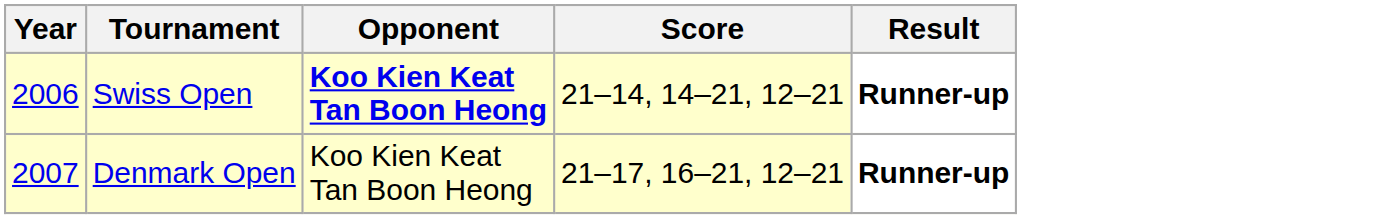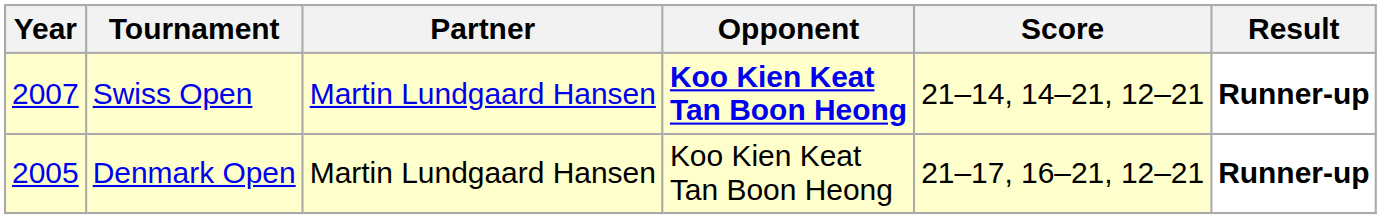+ column: (483, 29)
(45, 93) 2006 -> (45, 93) 2007
(45, 174) 2007 -> (45, 174) 2005
